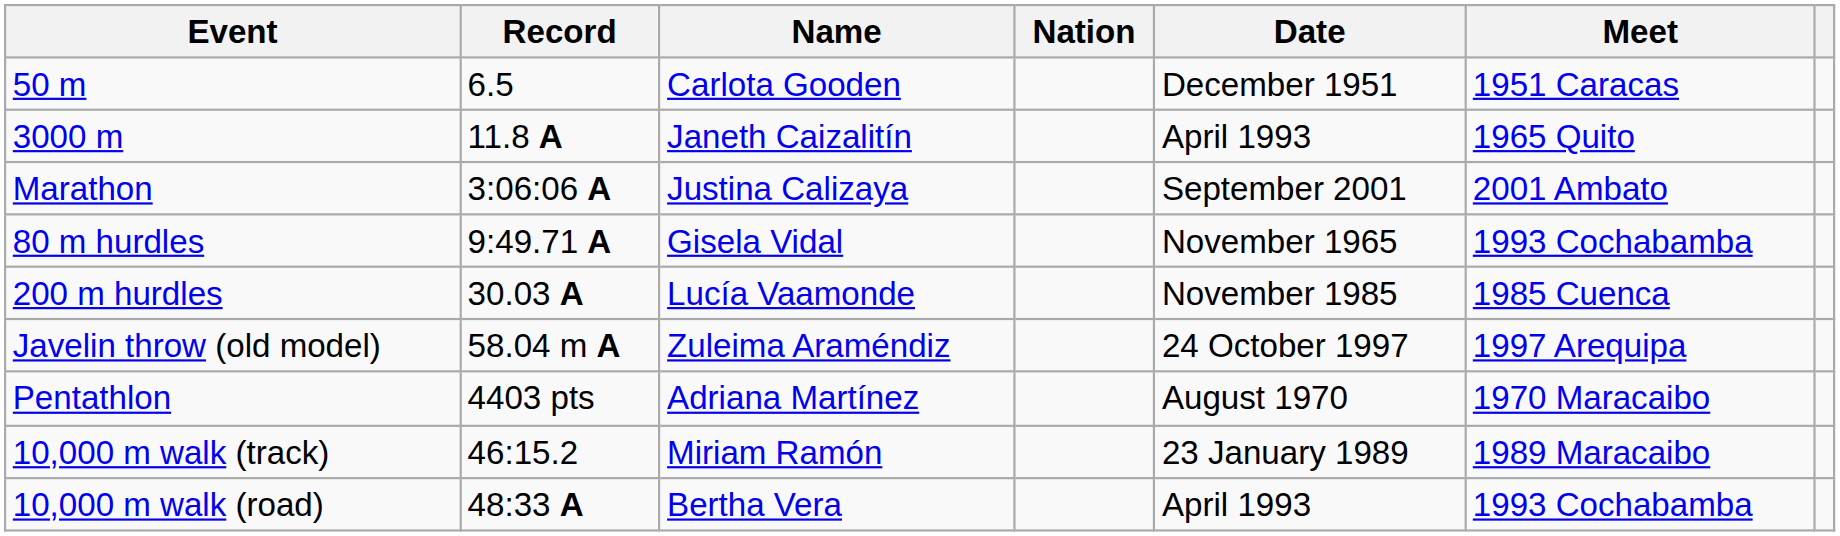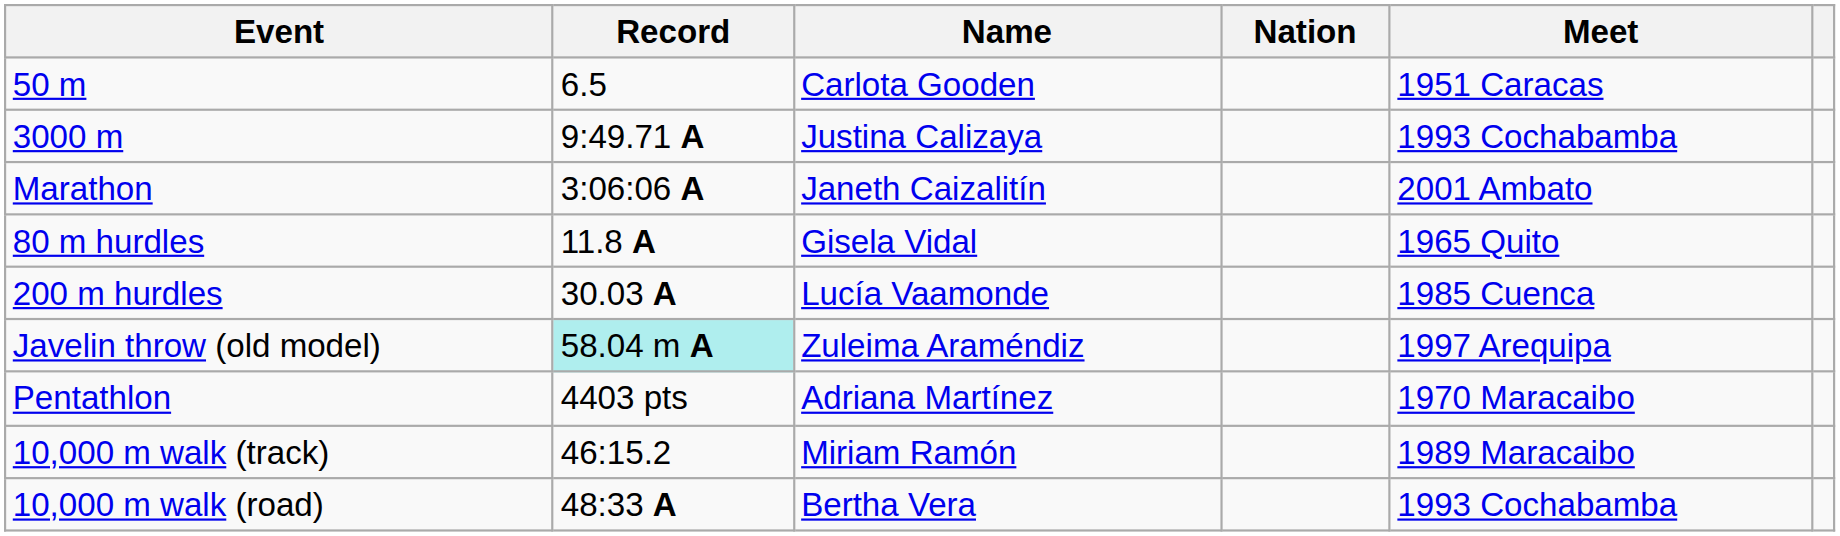- column: (1310, 32)
(515, 136) 11.8 A -> (633, 136) 9:49.71 A
(789, 136) Janeth Caizalitín -> (922, 136) Justina Calizaya
(1554, 136) 1965 Quito -> (1537, 136) 1993 Cochabamba
(788, 189) Justina Calizaya -> (924, 189) Janeth Caizalitín
(539, 241) 9:49.71 A -> (608, 241) 11.8 A
(1613, 241) 1993 Cochabamba -> (1478, 241) 1965 Quito
(544, 346) no background -> (637, 346) paleturquoise background
